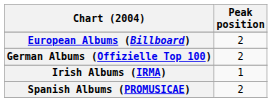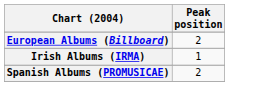- row: (109, 57)
